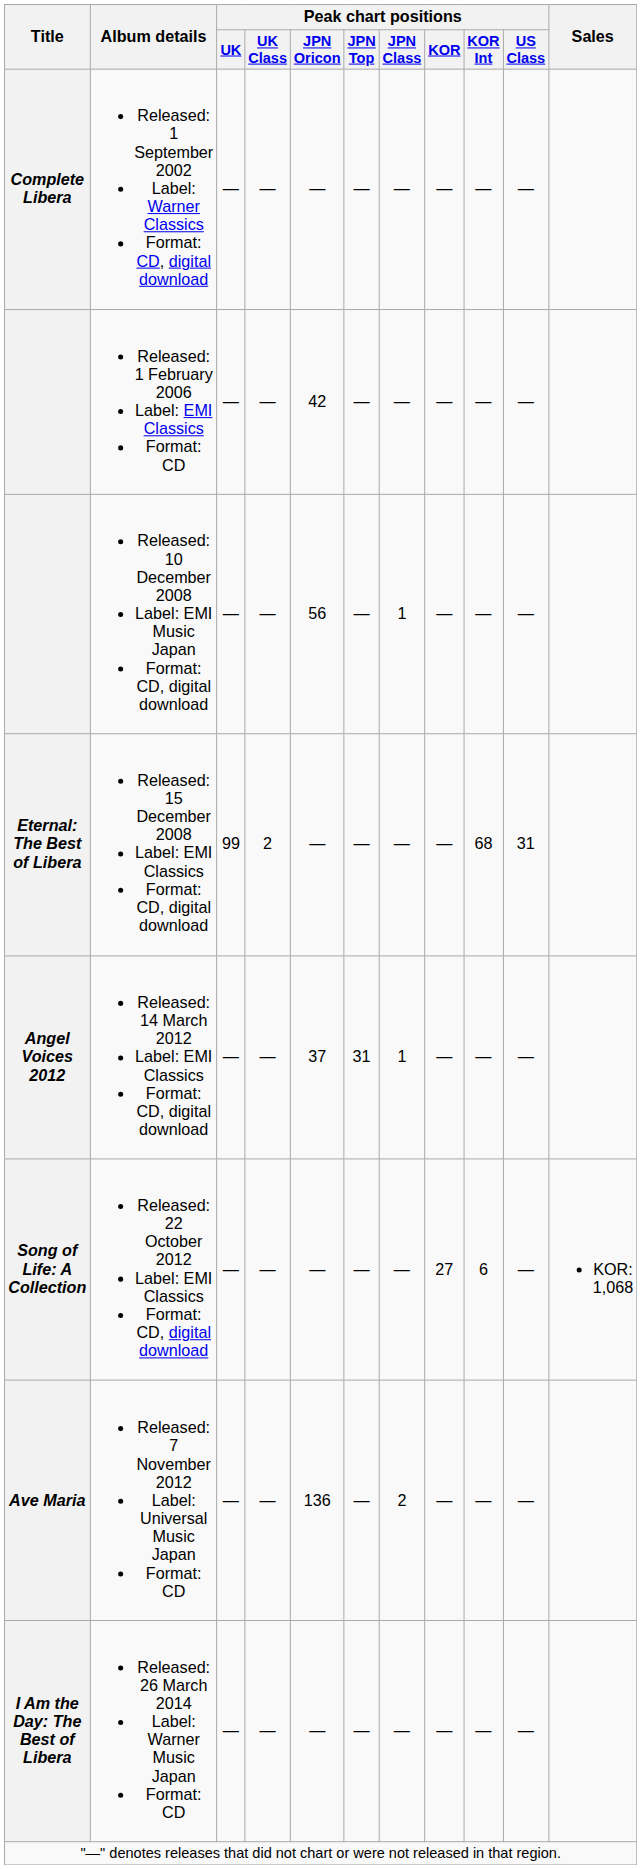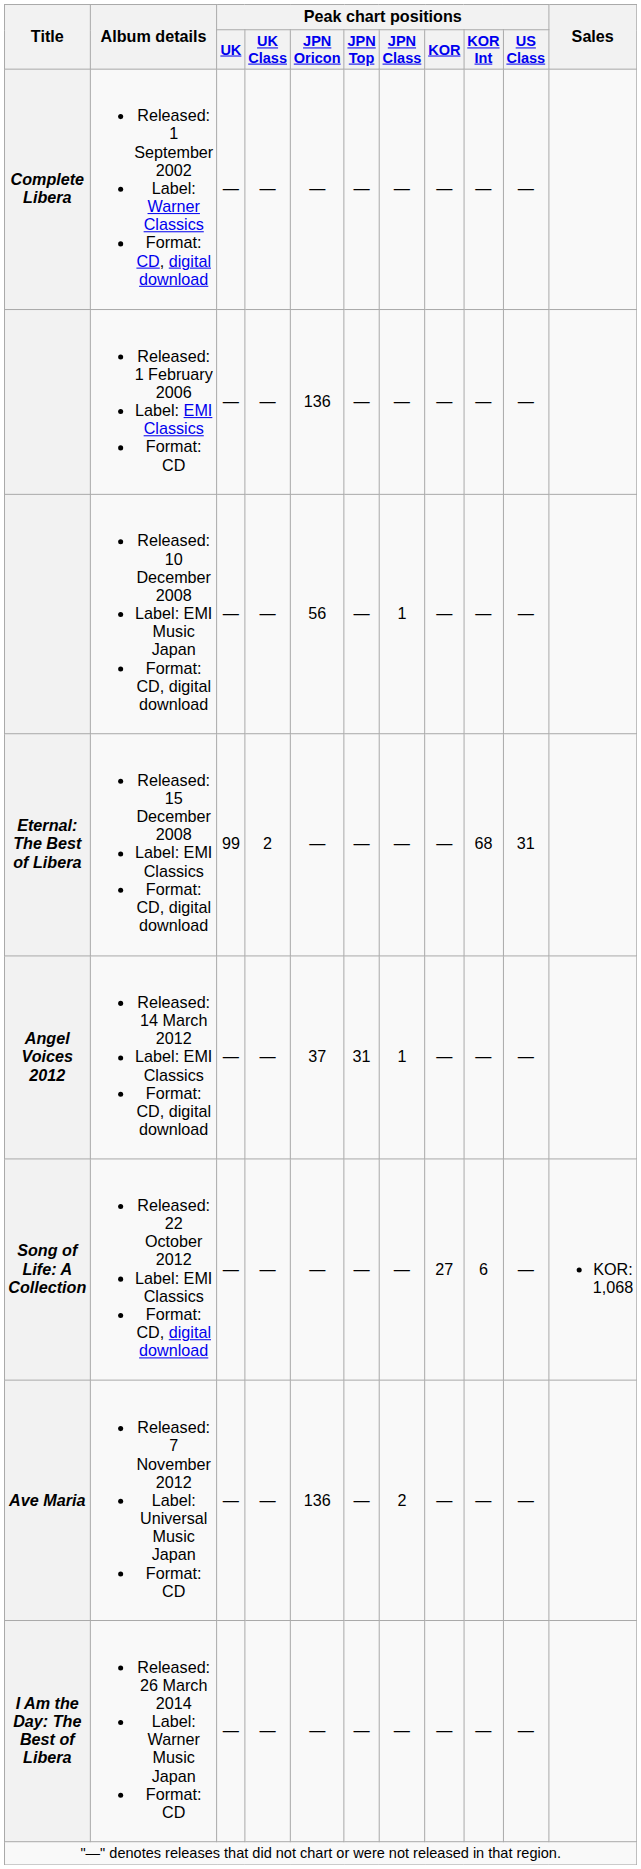(317, 401) 42 -> (317, 401) 136
